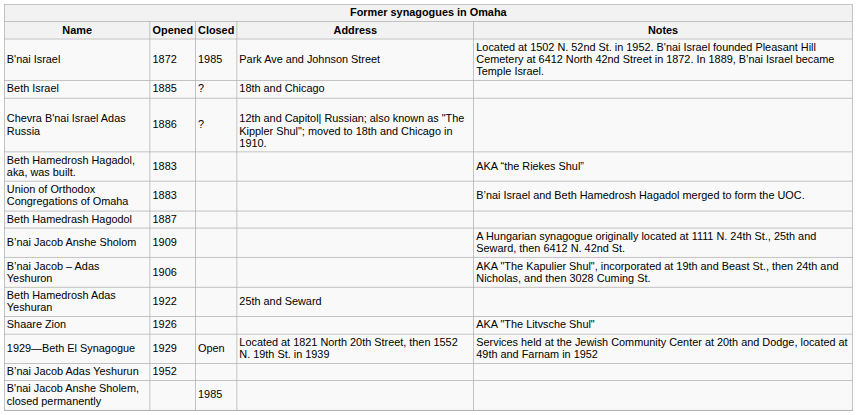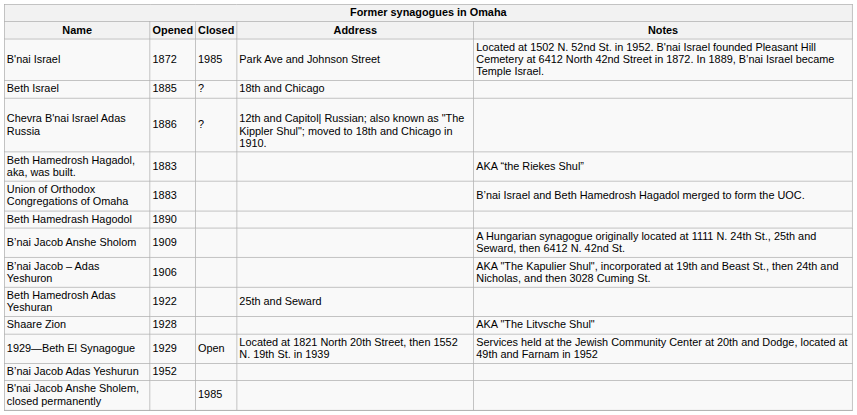(165, 219) 1887 -> (165, 219) 1890
(165, 325) 1926 -> (165, 325) 1928
